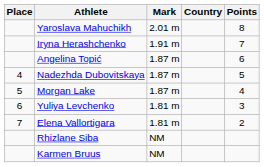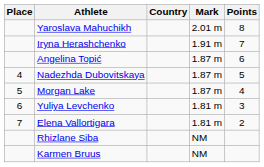columns swapped: (203, 12) <-> (164, 12)
